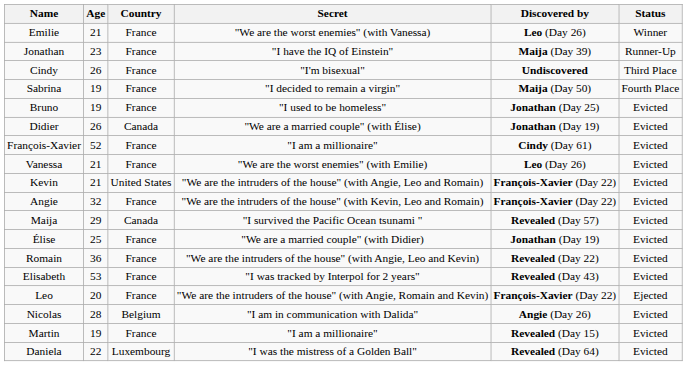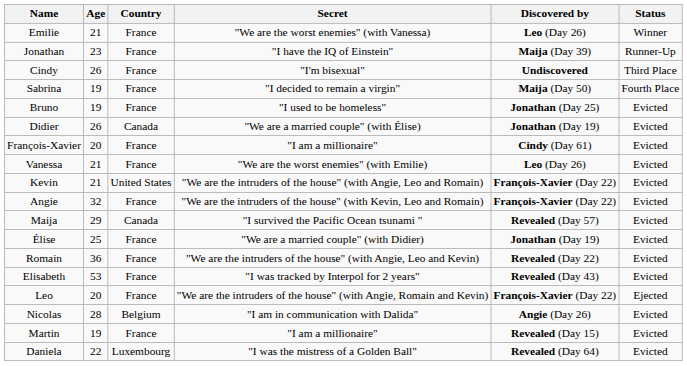(96, 145) 52 -> (96, 145) 20
